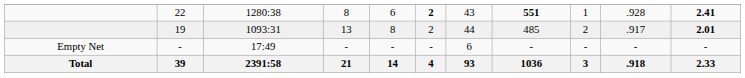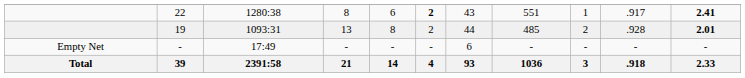(531, 13) bold -> (531, 13) normal
(636, 13) .928 -> (636, 13) .917
(636, 30) .917 -> (636, 30) .928
